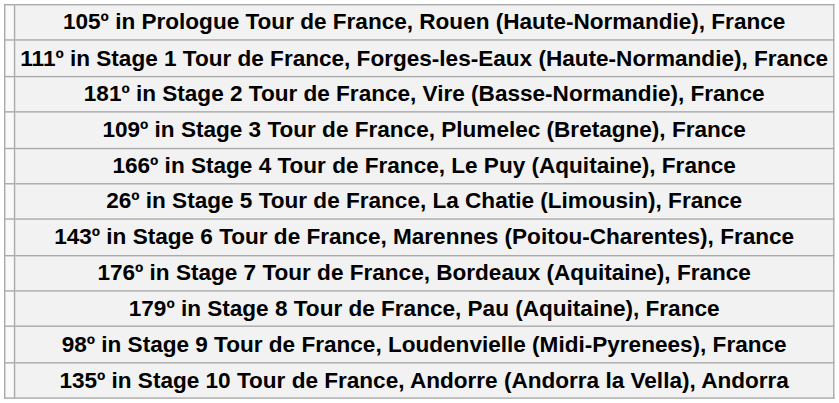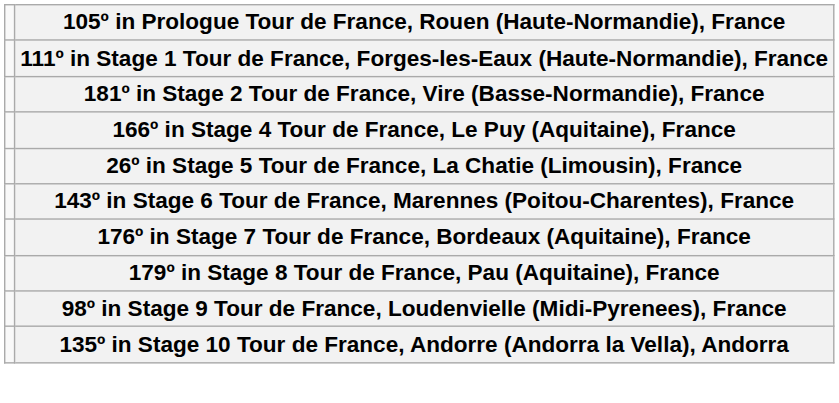- row: (424, 129)
